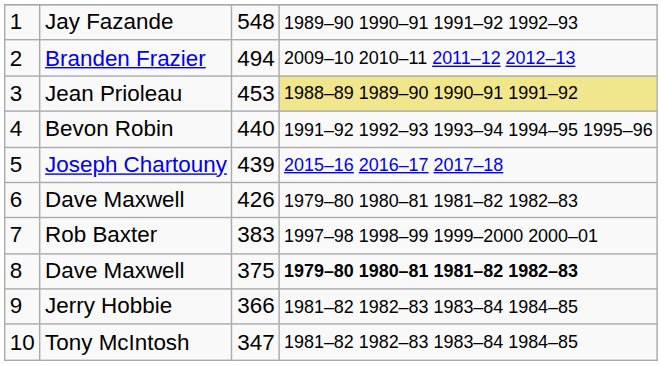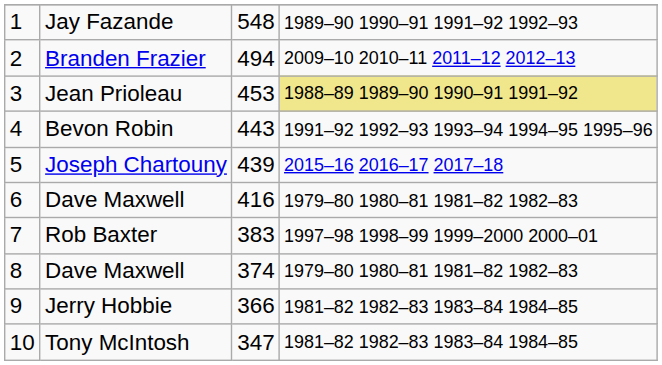(256, 128) 440 -> (256, 128) 443
(256, 199) 426 -> (256, 199) 416
(256, 270) 375 -> (256, 270) 374
(431, 271) bold -> (431, 271) normal
